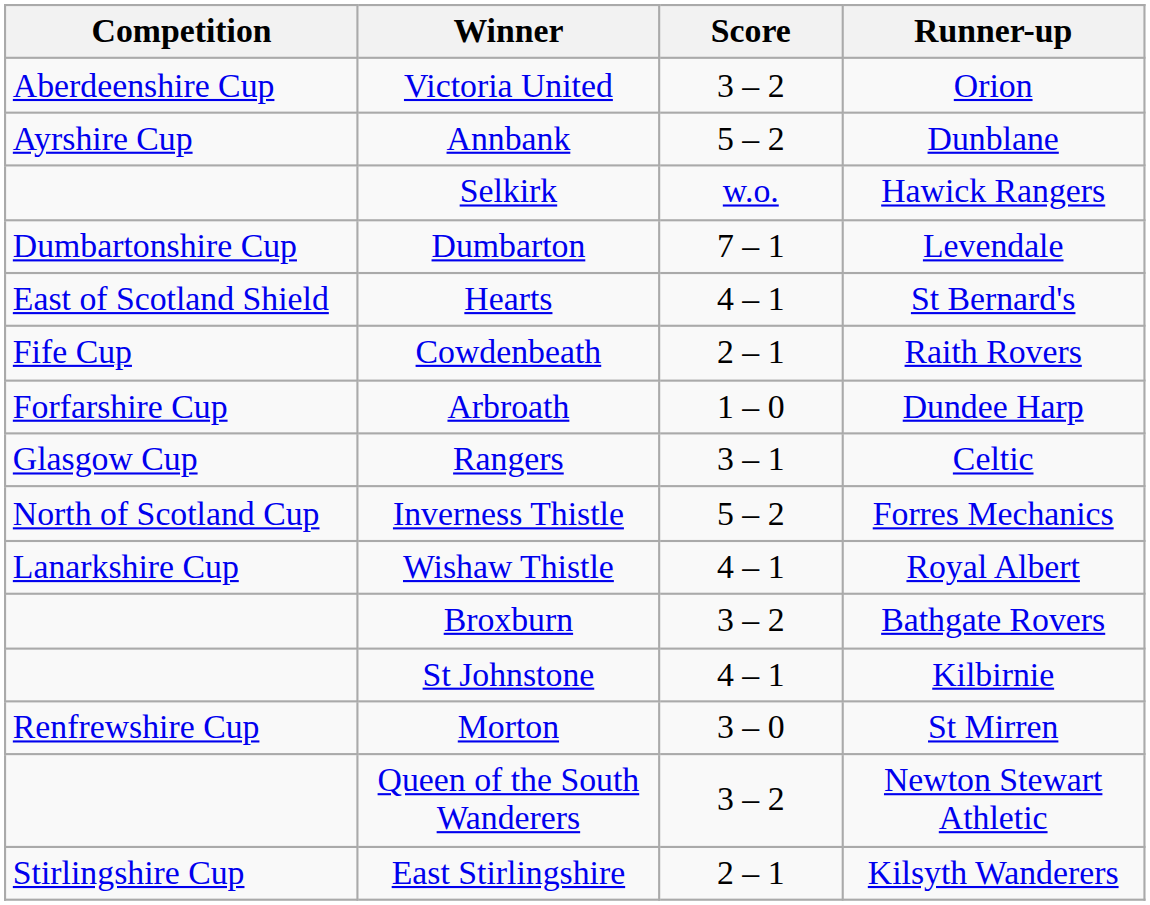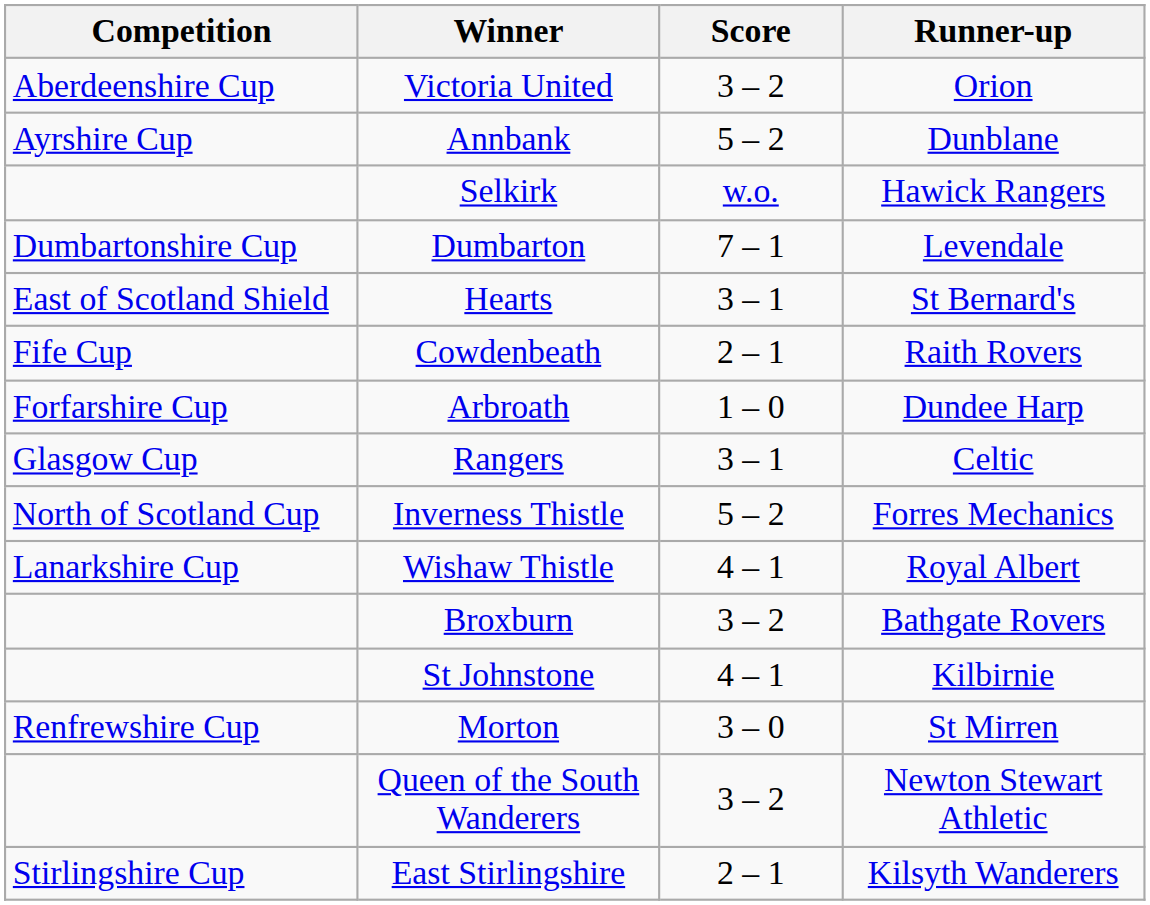(751, 298) 4 – 1 -> (751, 298) 3 – 1
